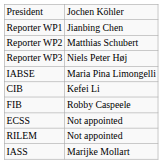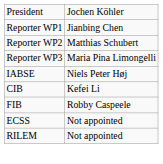(97, 58) Niels Peter Høj -> (111, 58) Maria Pina Limongelli
(111, 74) Maria Pina Limongelli -> (97, 74) Niels Peter Høj
- row: (17, 151)
